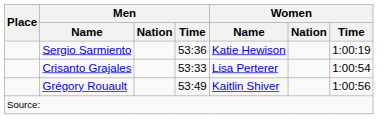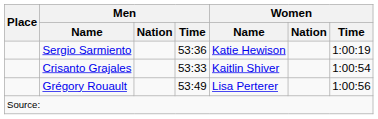(245, 68) Lisa Perterer -> (246, 68) Kaitlin Shiver
(246, 86) Kaitlin Shiver -> (245, 86) Lisa Perterer
